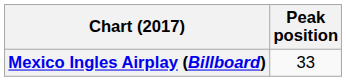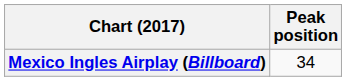(306, 62) 33 -> (306, 62) 34
